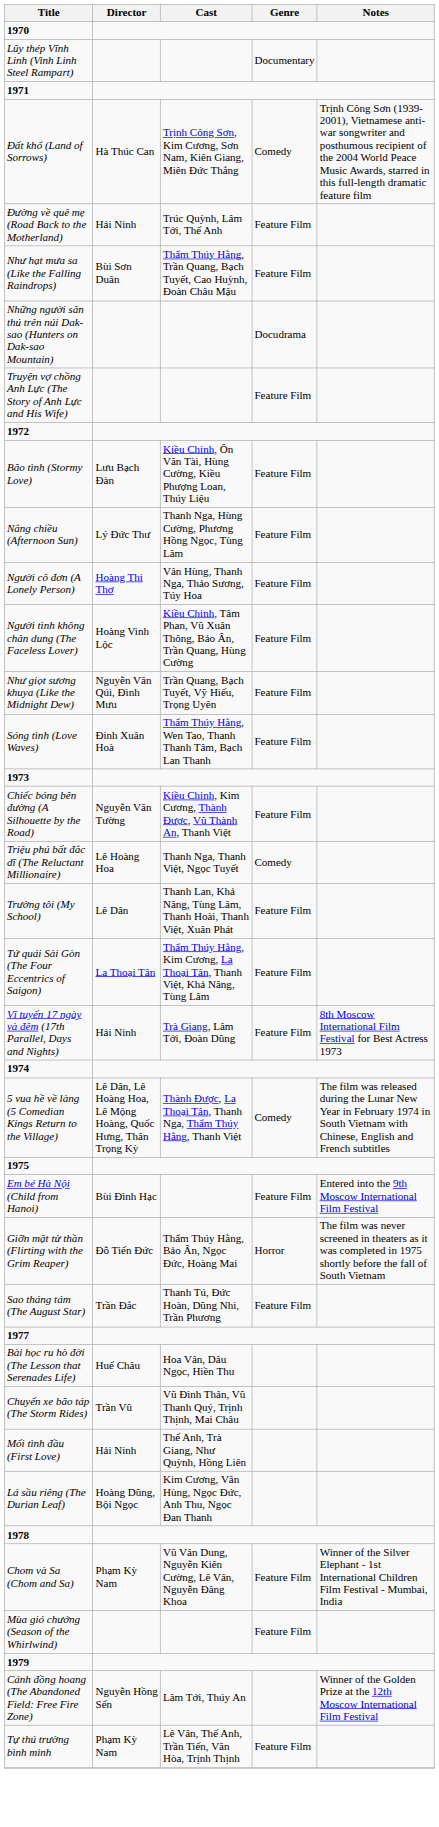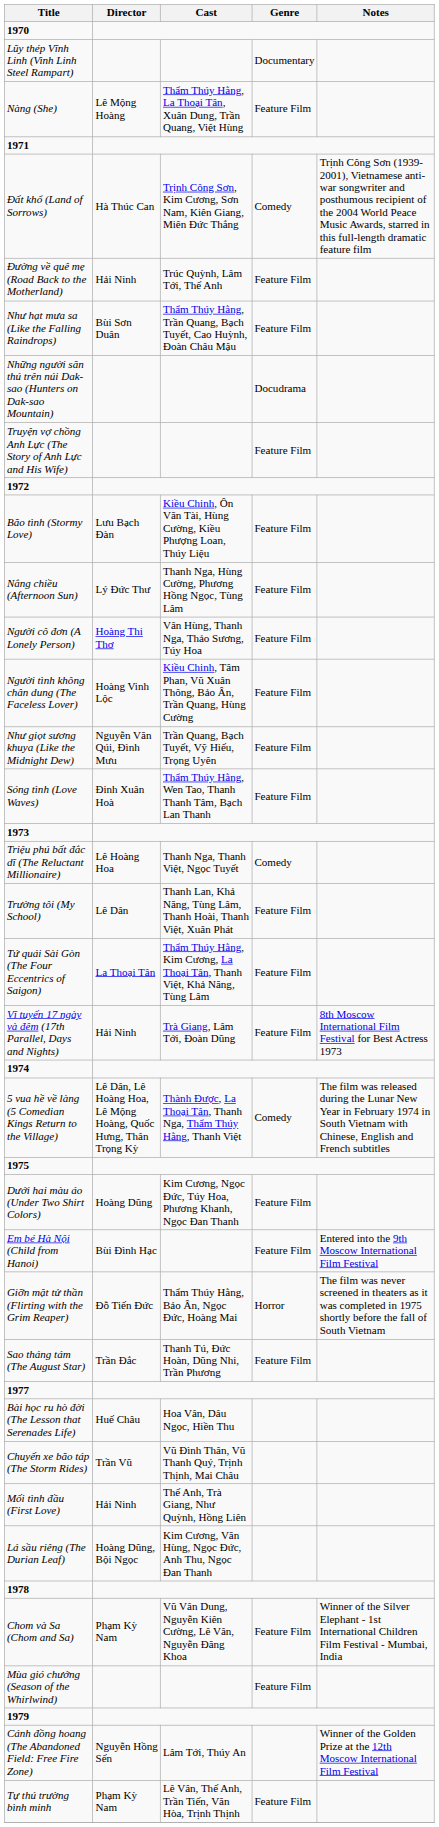+ row: (32, 109)
- row: (44, 813)
+ row: (45, 1202)
